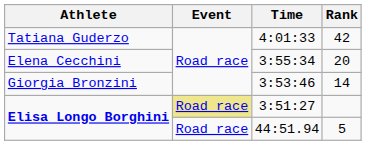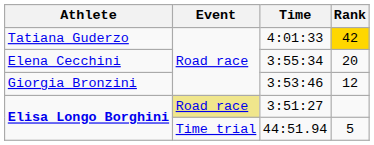(342, 38) no background -> (350, 38) gold background
(342, 83) 14 -> (350, 83) 12
(212, 129) Road race -> (216, 129) Time trial
